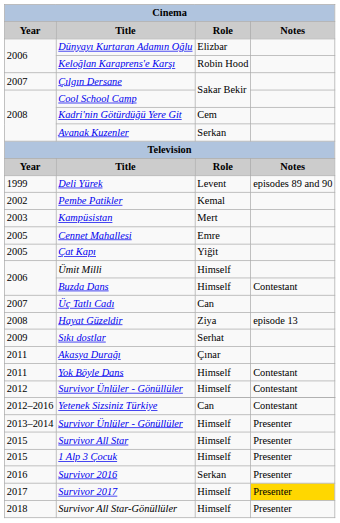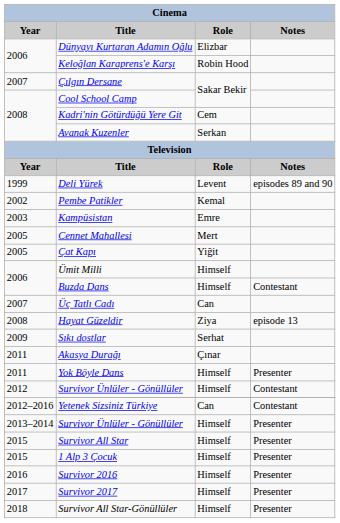(207, 218) Mert -> (209, 218) Emre
(209, 235) Emre -> (207, 235) Mert
(275, 372) Contestant -> (272, 372) Presenter
(212, 475) Serkan -> (214, 475) Himself
(272, 492) gold background -> (272, 492) no background
